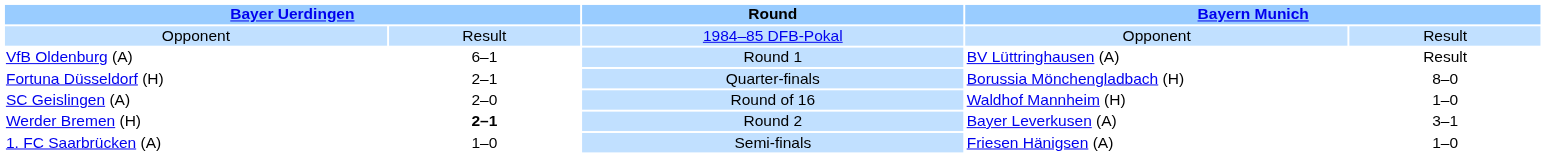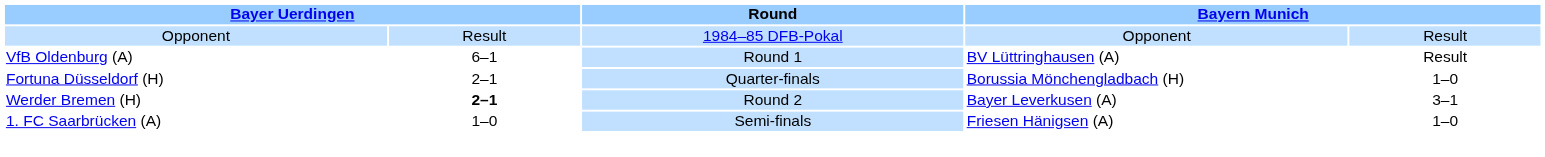(1445, 78) 8–0 -> (1445, 78) 1–0
- row: (68, 100)
